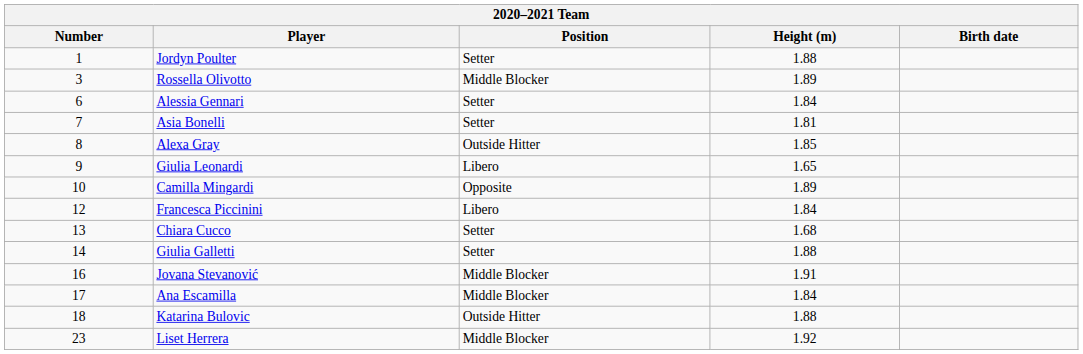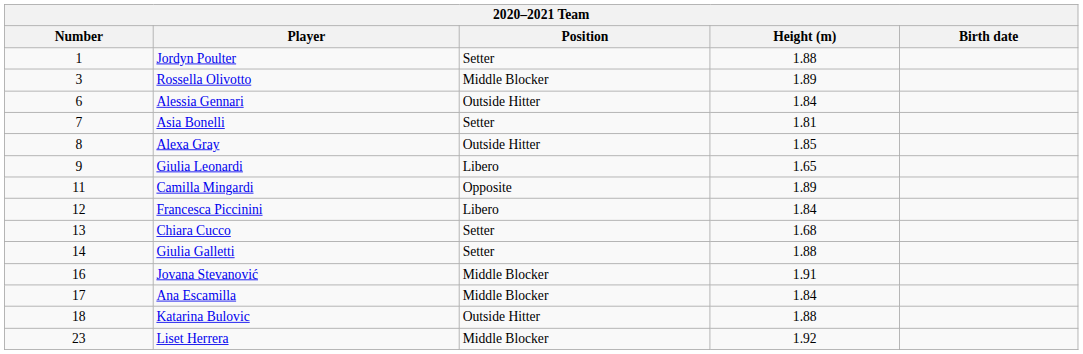(479, 101) Setter -> (501, 101) Outside Hitter
(79, 187) 10 -> (79, 187) 11
